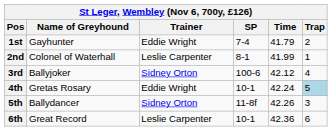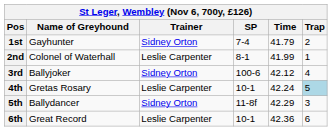(169, 42) Eddie Wright -> (169, 42) Sidney Orton
(169, 88) Eddie Wright -> (177, 88) Leslie Carpenter
(282, 103) 42.26 -> (282, 103) 42.29
